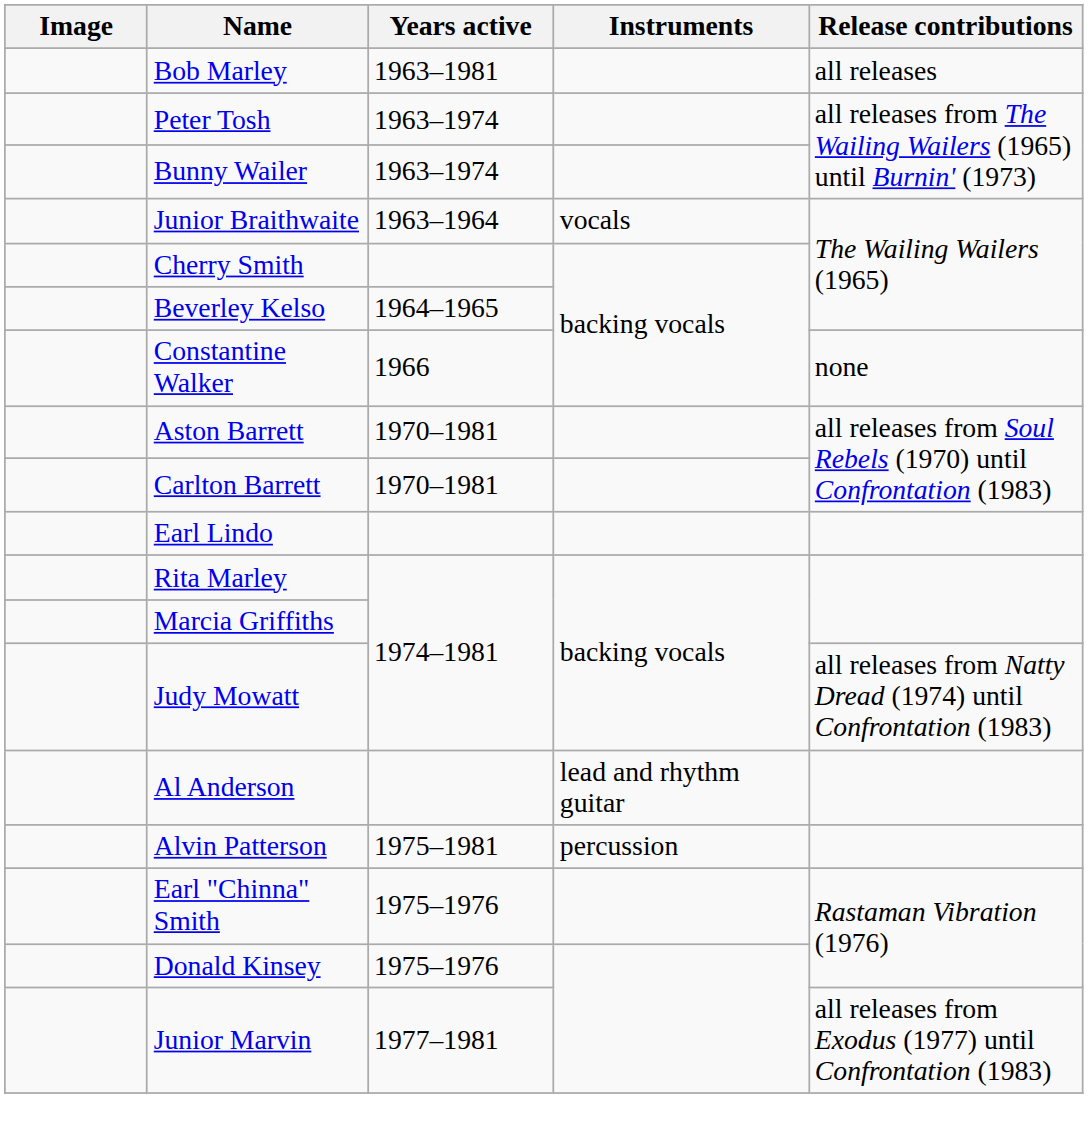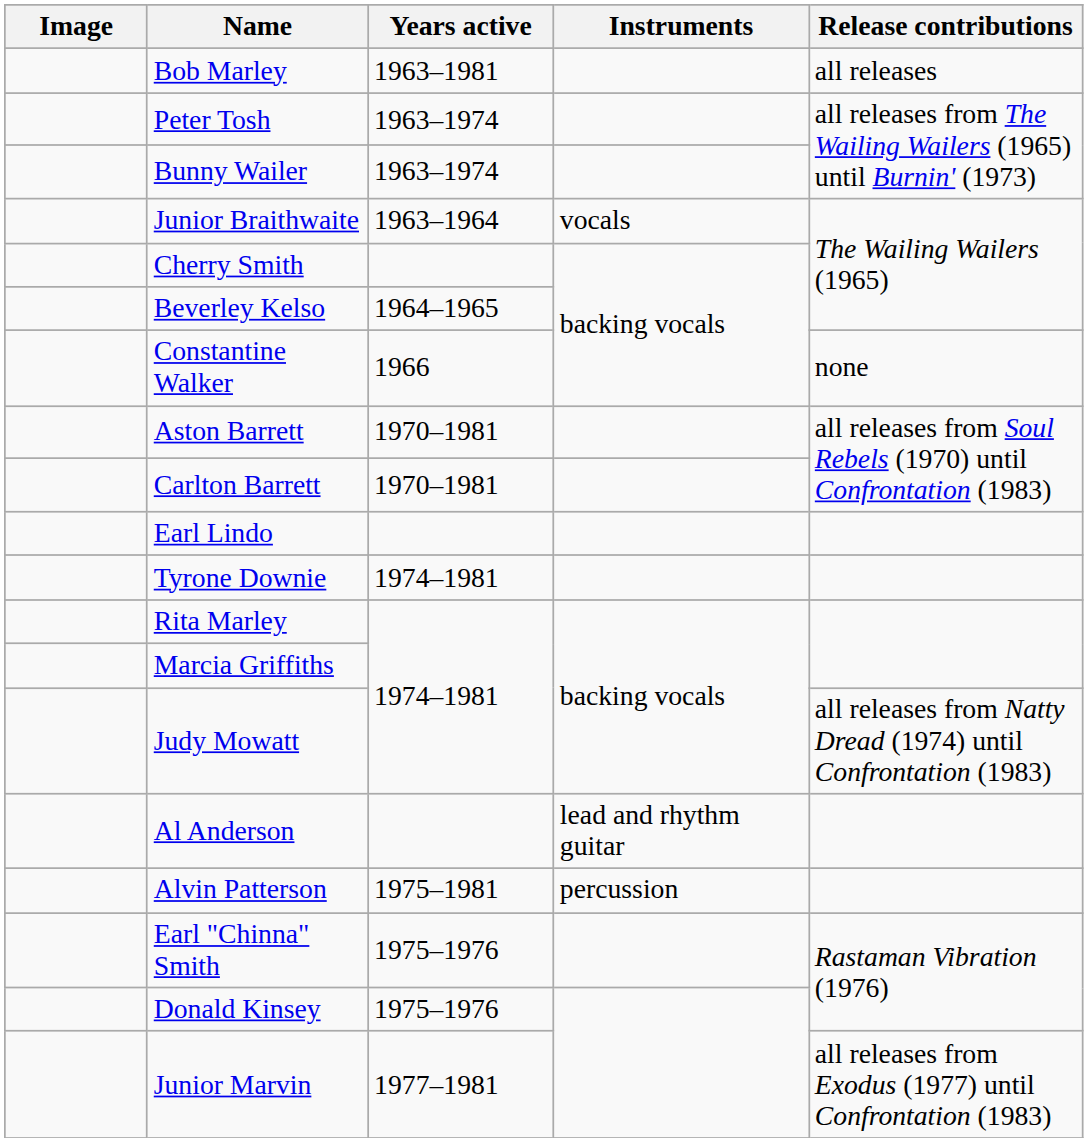+ row: (240, 577)
